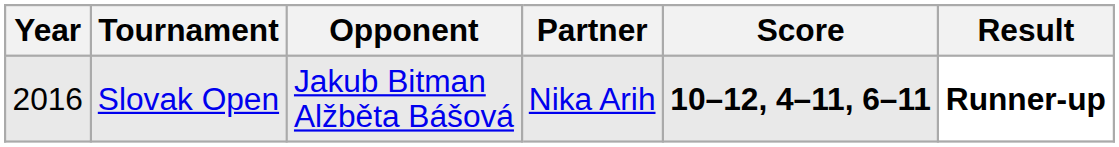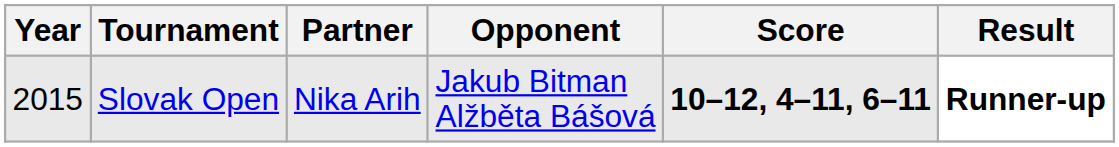columns swapped: (592, 31) <-> (404, 31)
(48, 98) 2016 -> (48, 98) 2015
